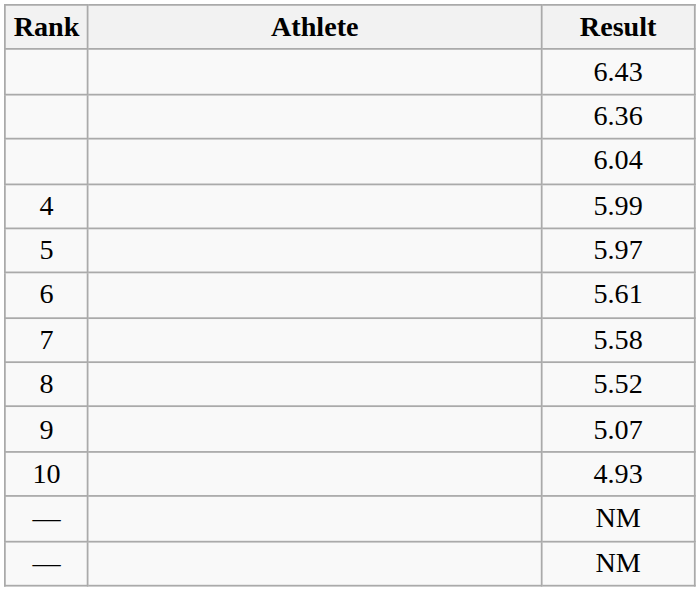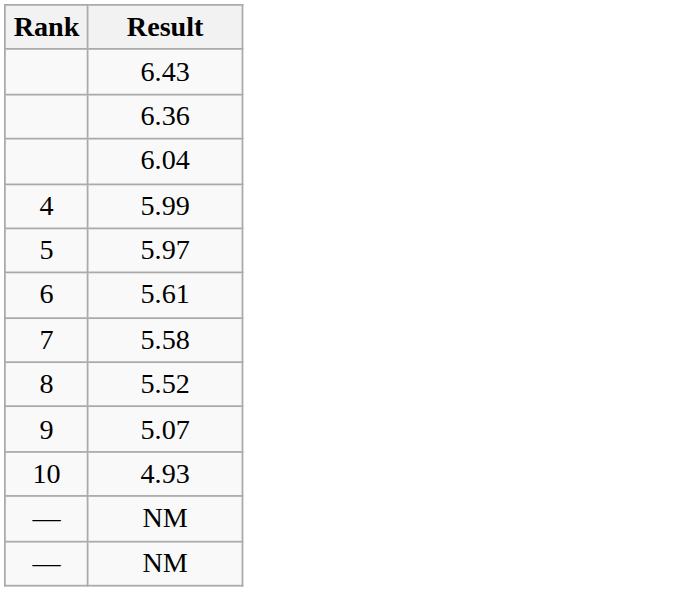- column: (315, 26)
